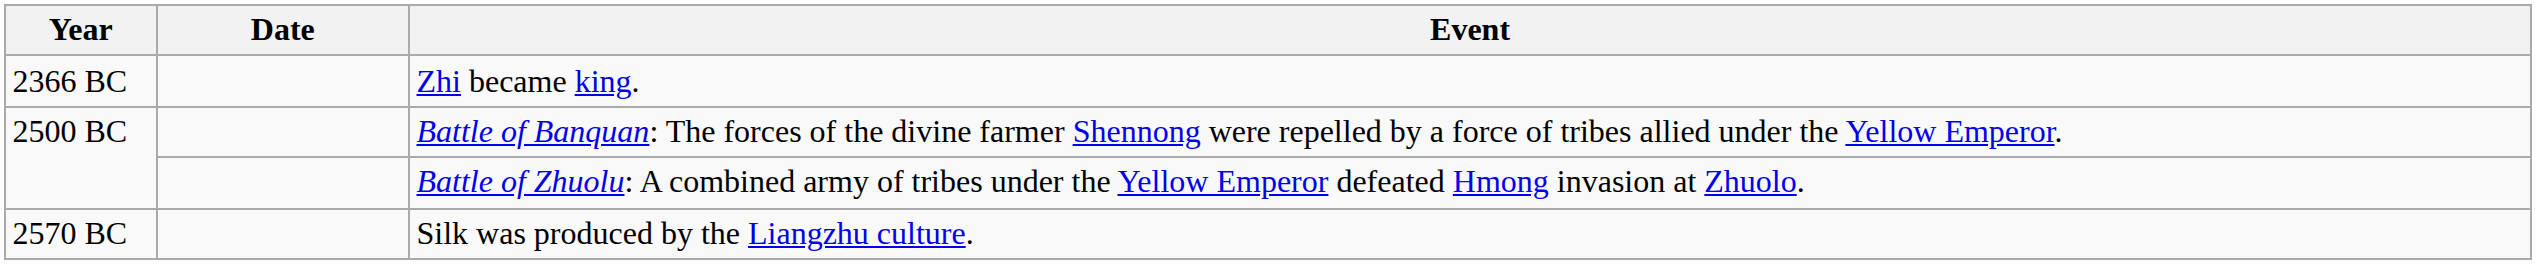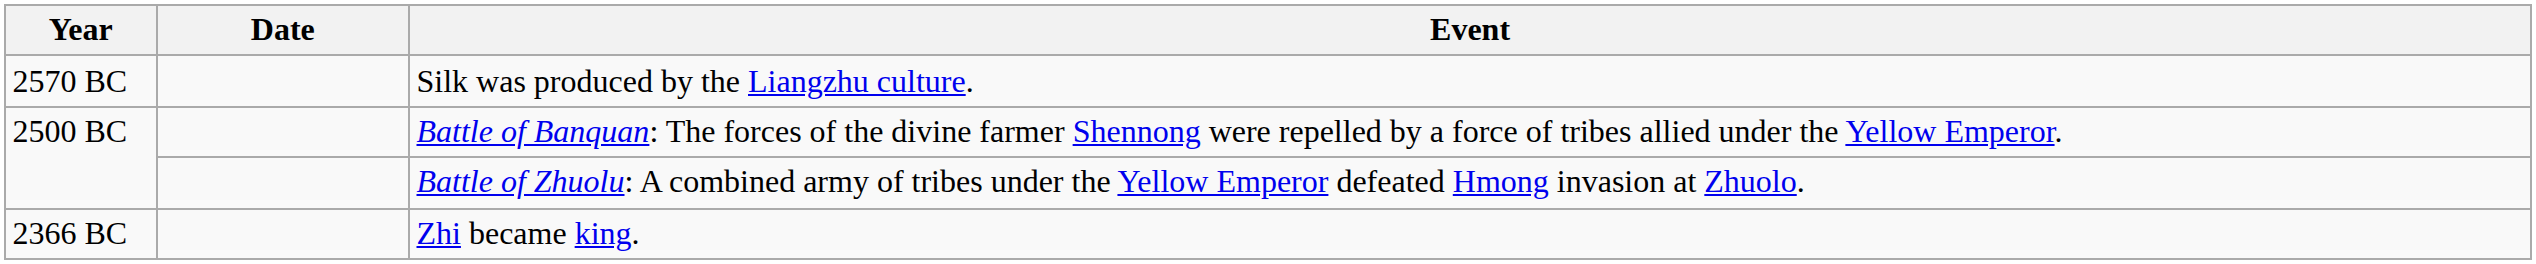rows swapped: (695, 232) <-> (528, 80)
